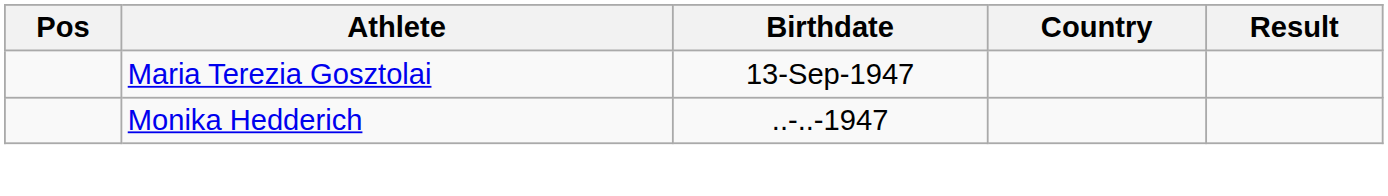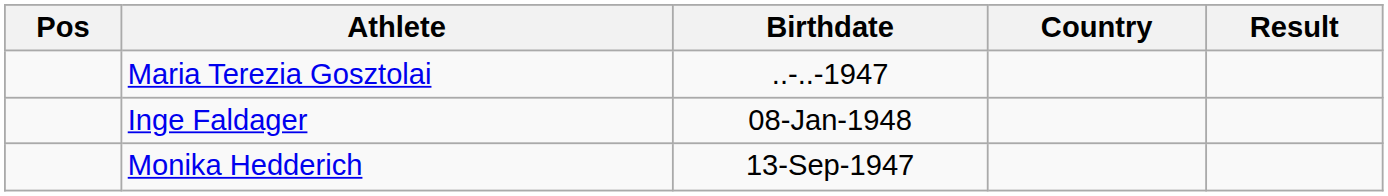(830, 73) 13-Sep-1947 -> (830, 73) ..-..-1947
+ row: (218, 119)
(830, 119) ..-..-1947 -> (830, 166) 13-Sep-1947
